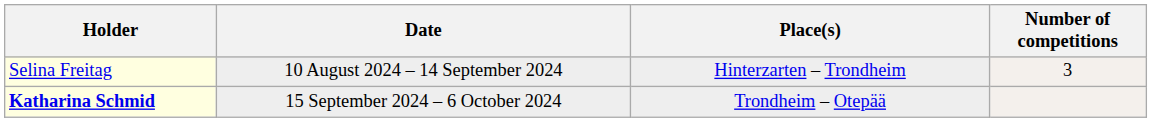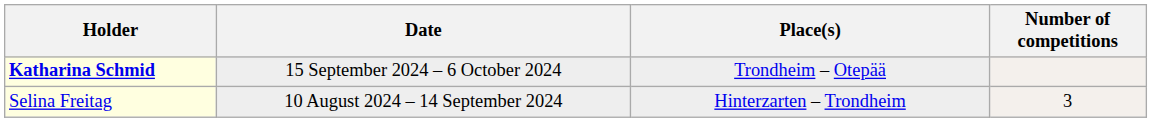rows swapped: (60, 70) <-> (82, 101)
